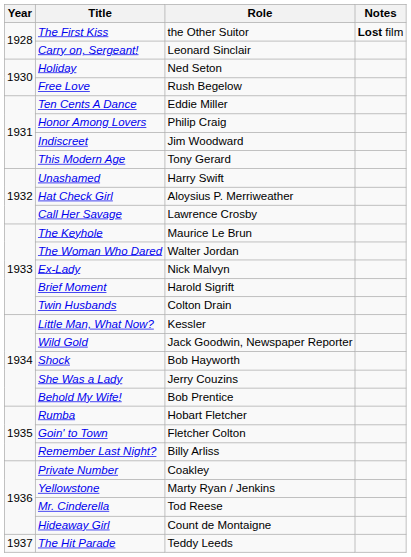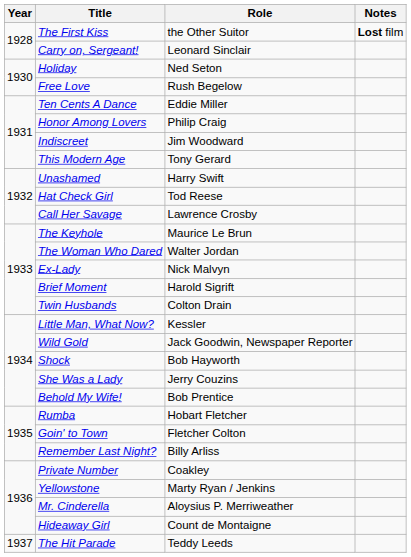(230, 196) Aloysius P. Merriweather -> (195, 196) Tod Reese
(195, 506) Tod Reese -> (230, 506) Aloysius P. Merriweather
